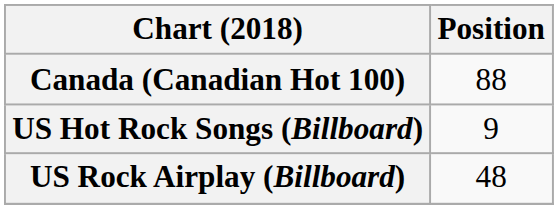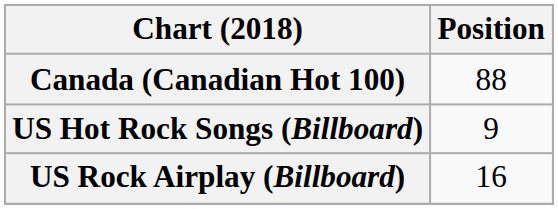(491, 177) 48 -> (491, 177) 16
